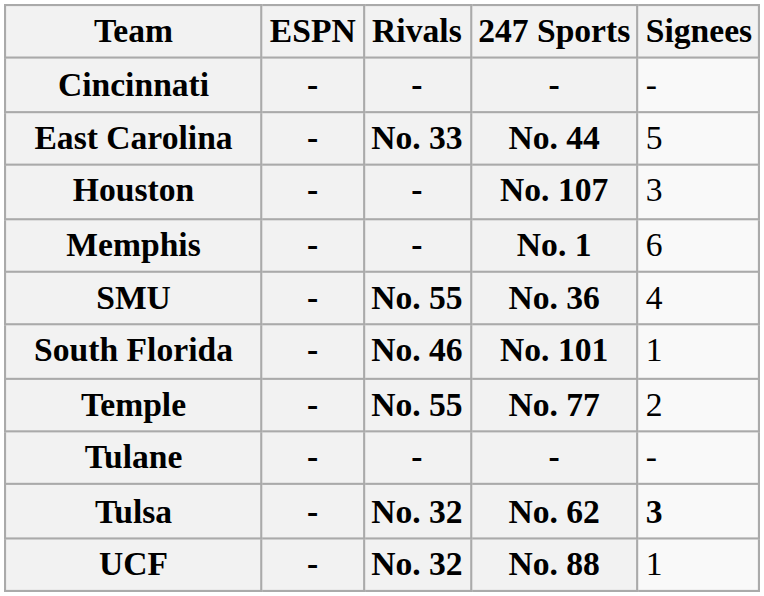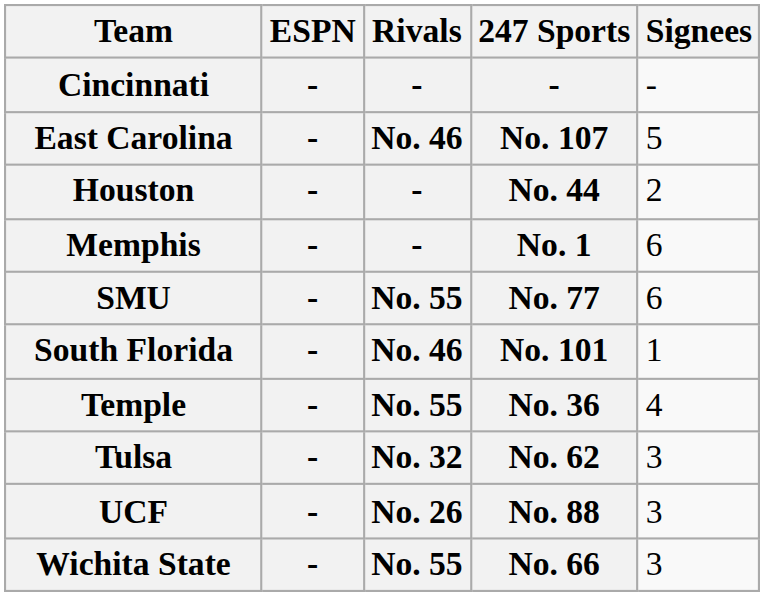(417, 137) No. 33 -> (417, 137) No. 46
(554, 137) No. 44 -> (554, 137) No. 107
(554, 191) No. 107 -> (554, 191) No. 44
(654, 191) 3 -> (654, 191) 2
(554, 297) No. 36 -> (554, 297) No. 77
(654, 297) 4 -> (654, 297) 6
(554, 404) No. 77 -> (554, 404) No. 36
(654, 404) 2 -> (654, 404) 4
- row: (134, 457)
(654, 510) bold -> (654, 457) normal
(417, 564) No. 32 -> (417, 510) No. 26
(654, 564) 1 -> (654, 510) 3
+ row: (134, 564)
